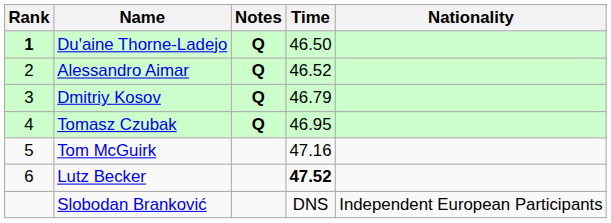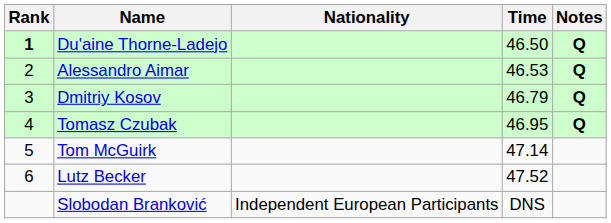columns swapped: (471, 17) <-> (258, 17)
(310, 71) 46.52 -> (527, 71) 46.53
(310, 151) 47.16 -> (527, 151) 47.14
(310, 177) bold -> (527, 177) normal
